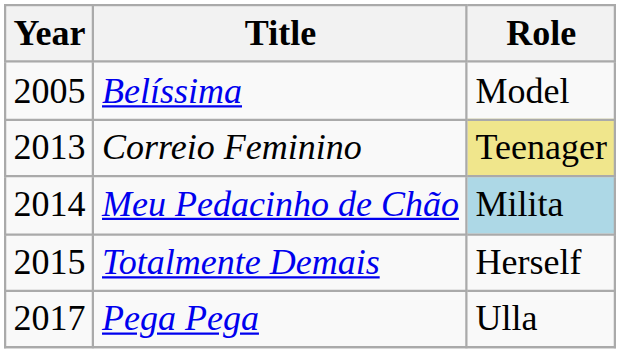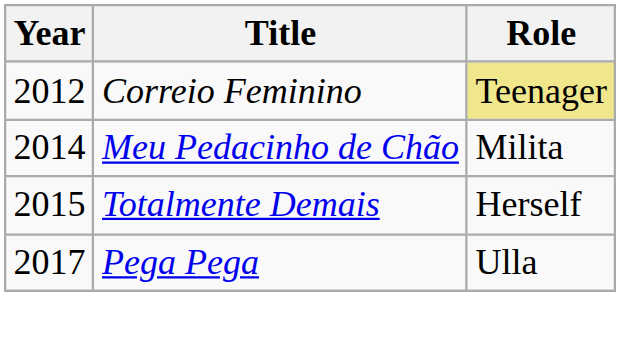- row: (172, 90)
(49, 147) 2013 -> (49, 90) 2012
(520, 204) lightblue background -> (520, 147) no background
